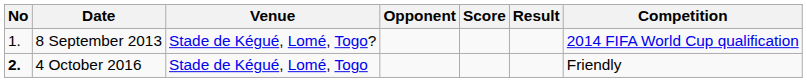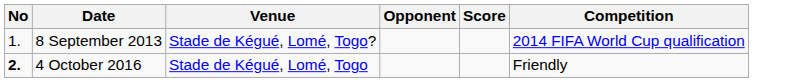- column: (536, 16)
